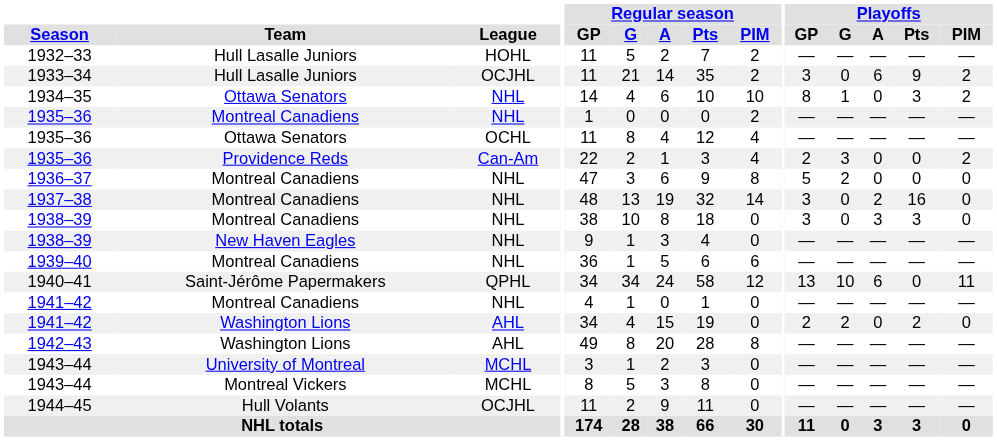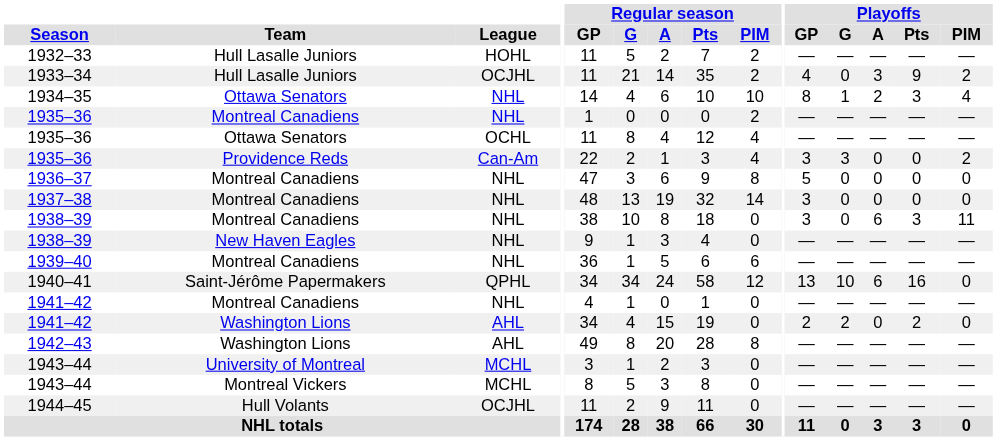(806, 76) 3 -> (806, 76) 4
(878, 76) 6 -> (878, 76) 3
(878, 96) 0 -> (878, 96) 2
(966, 96) 2 -> (966, 96) 4
(806, 158) 2 -> (806, 158) 3
(845, 179) 2 -> (845, 179) 0
(878, 199) 2 -> (878, 199) 0
(917, 199) 16 -> (917, 199) 0
(878, 220) 3 -> (878, 220) 6
(966, 220) 0 -> (966, 220) 11
(917, 282) 0 -> (917, 282) 16
(966, 282) 11 -> (966, 282) 0
